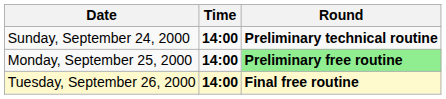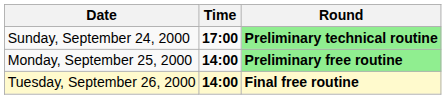(220, 37) 14:00 -> (220, 37) 17:00
(341, 37) no background -> (341, 37) lightgreen background
